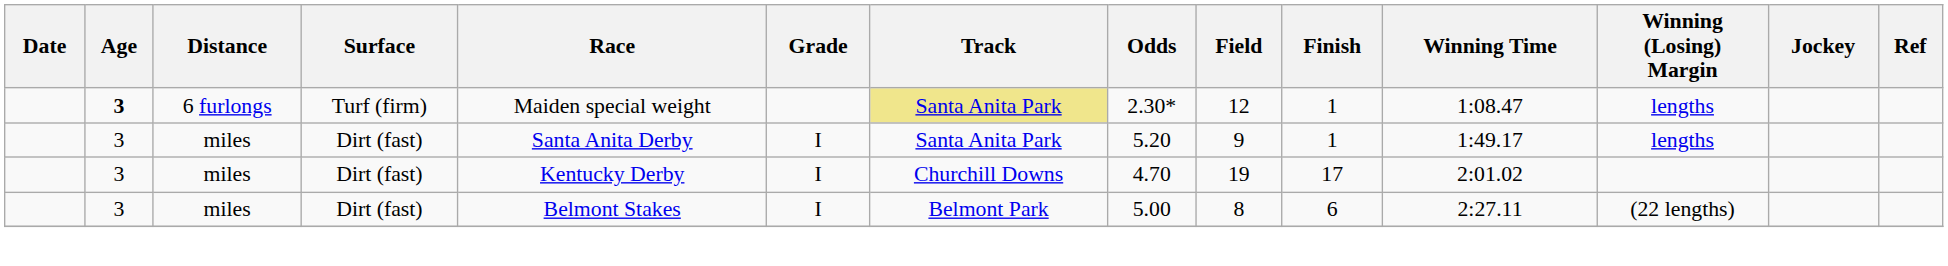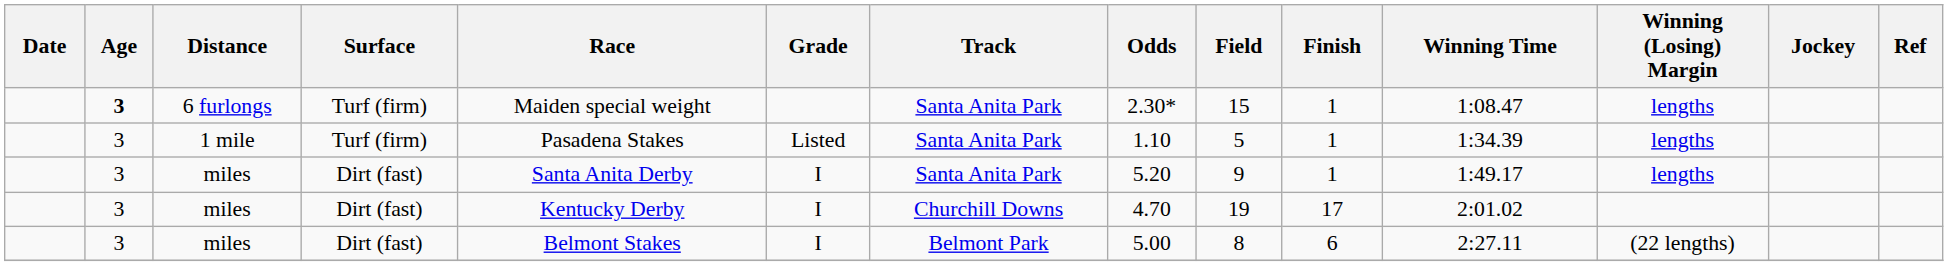(989, 105) khaki background -> (989, 105) no background
(1239, 105) 12 -> (1239, 105) 15
+ row: (227, 139)
